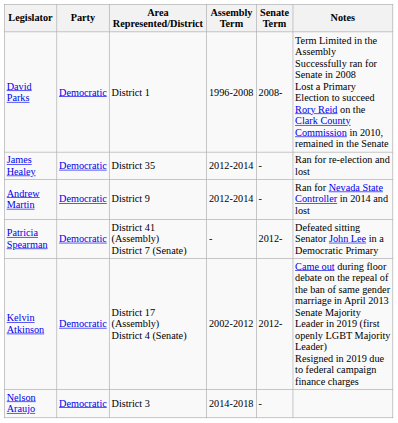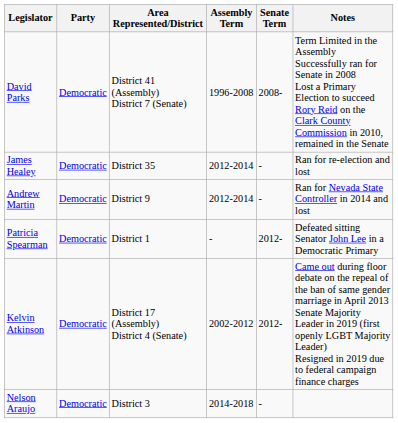(131, 92) District 1 -> (149, 92) District 41 (Assembly) District 7 (Senate)
(149, 238) District 41 (Assembly) District 7 (Senate) -> (131, 238) District 1
